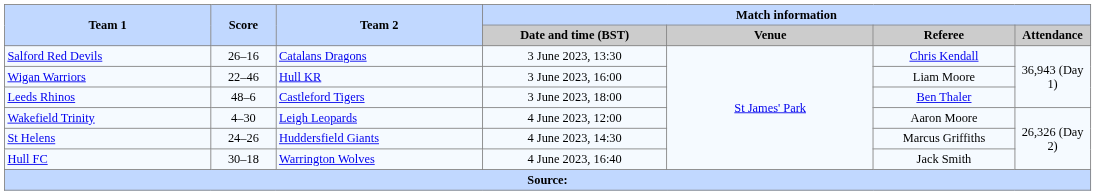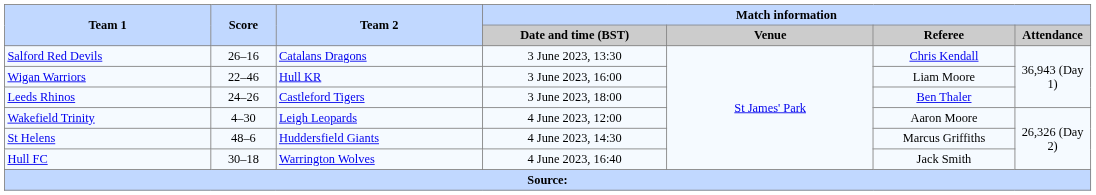(243, 97) 48–6 -> (243, 97) 24–26
(243, 138) 24–26 -> (243, 138) 48–6
